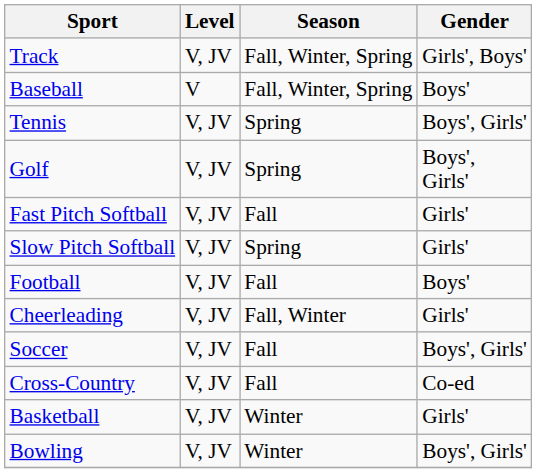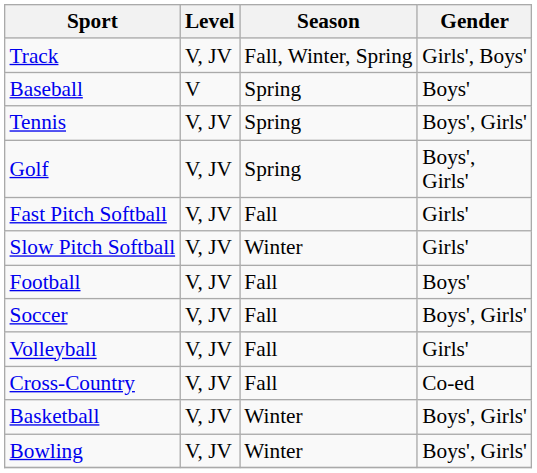(328, 88) Fall, Winter, Spring -> (273, 88) Spring
(273, 247) Spring -> (273, 247) Winter
- row: (66, 315)
+ row: (53, 349)
(446, 416) Girls' -> (475, 416) Boys', Girls'
